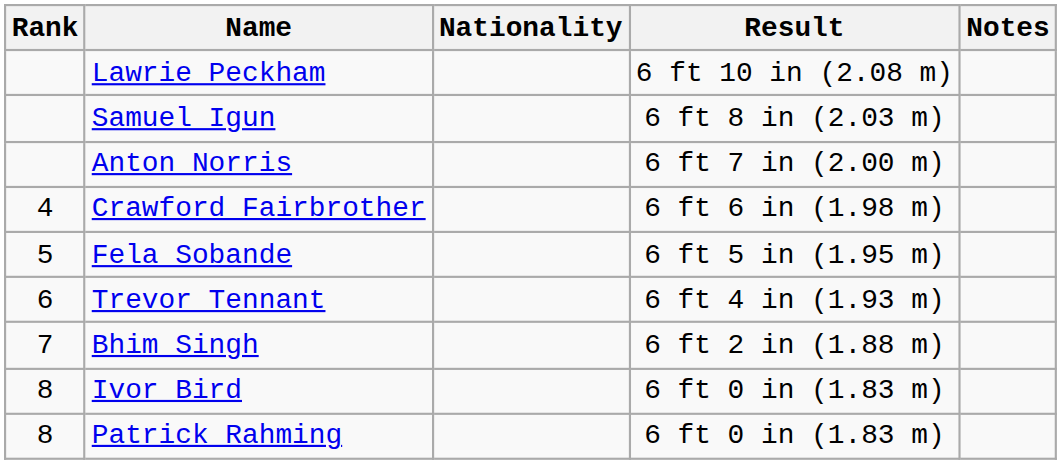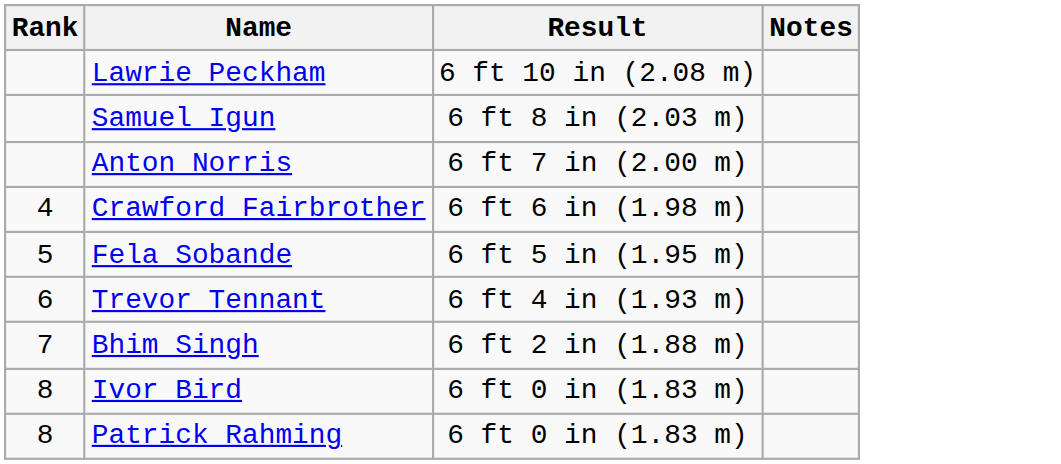- column: (531, 28)
